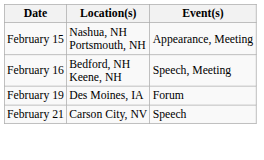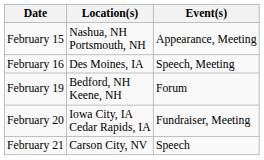(100, 70) Bedford, NH Keene, NH -> (106, 63) Des Moines, IA
(106, 95) Des Moines, IA -> (100, 89) Bedford, NH Keene, NH
+ row: (35, 120)
